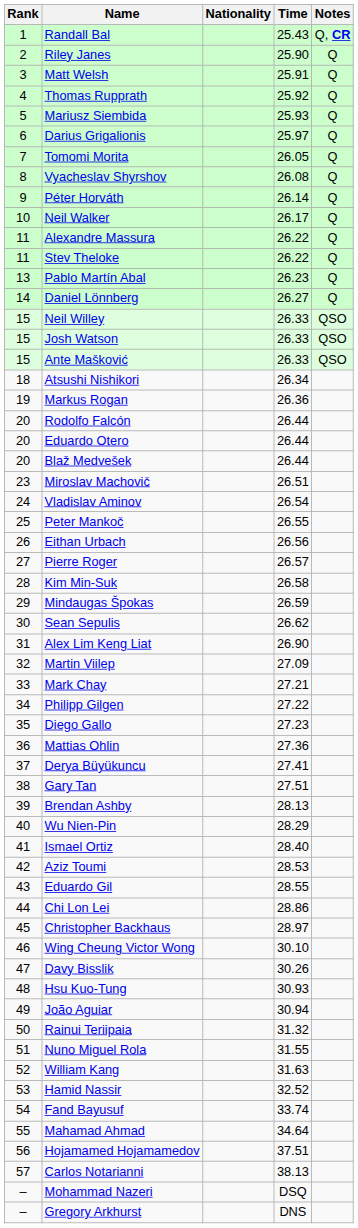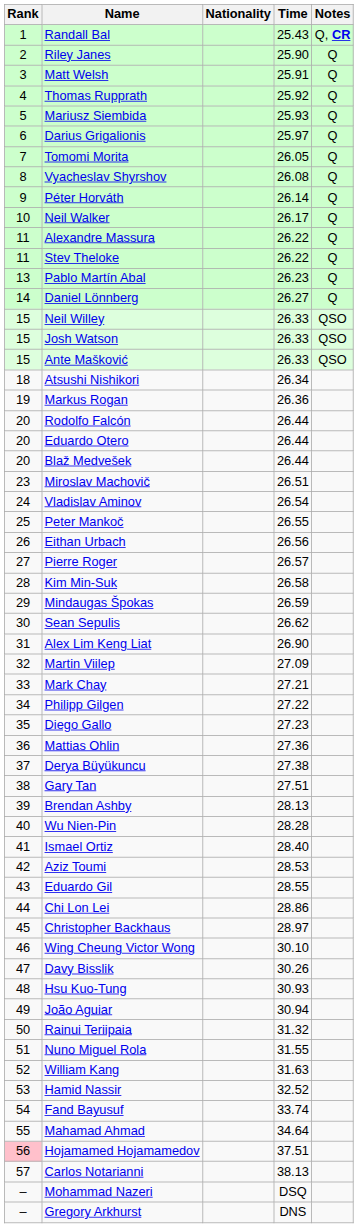(293, 765) 27.41 -> (293, 765) 27.38
(293, 826) 28.29 -> (293, 826) 28.28
(23, 1151) no background -> (23, 1151) pink background
